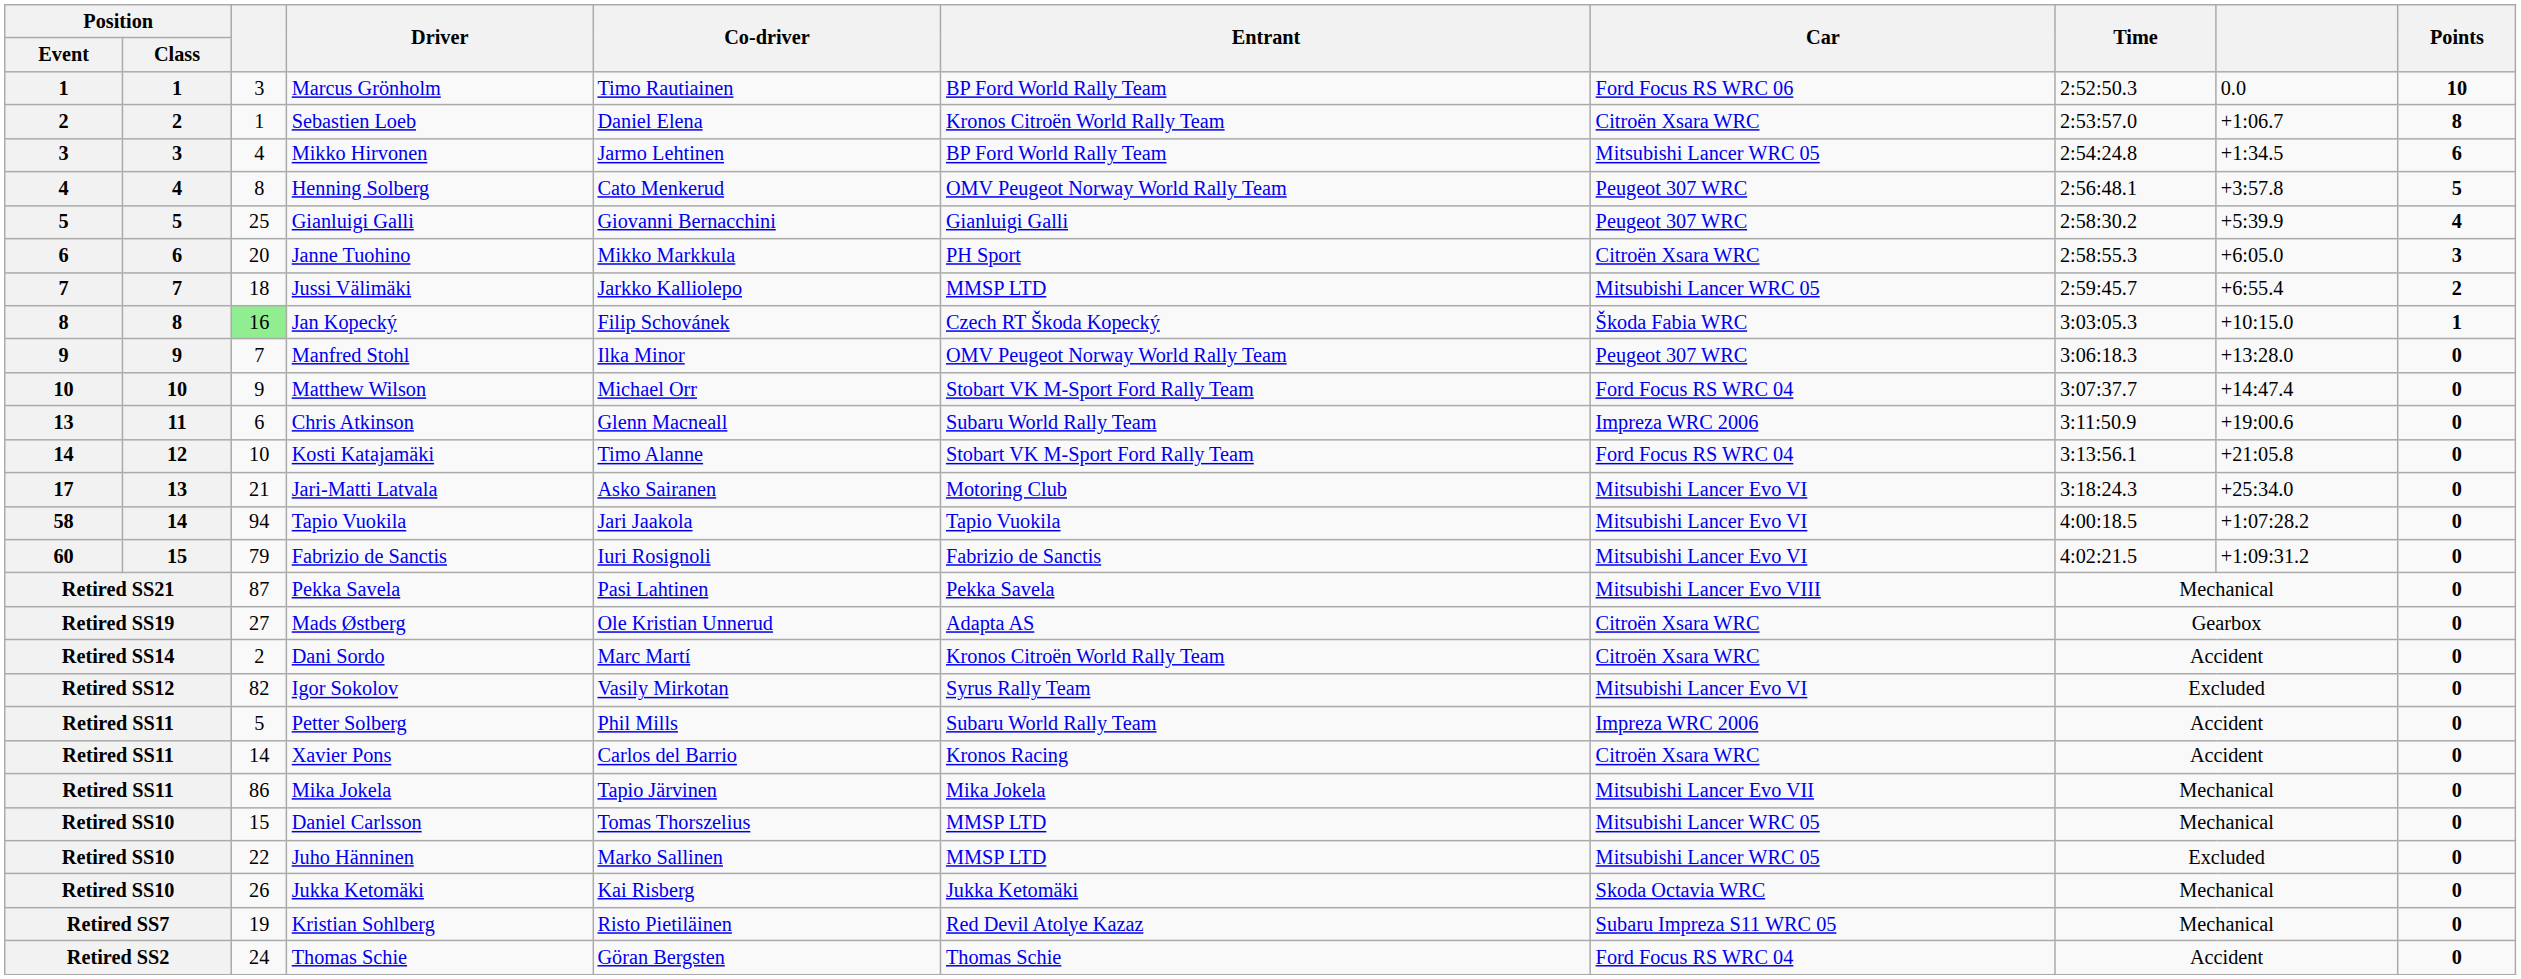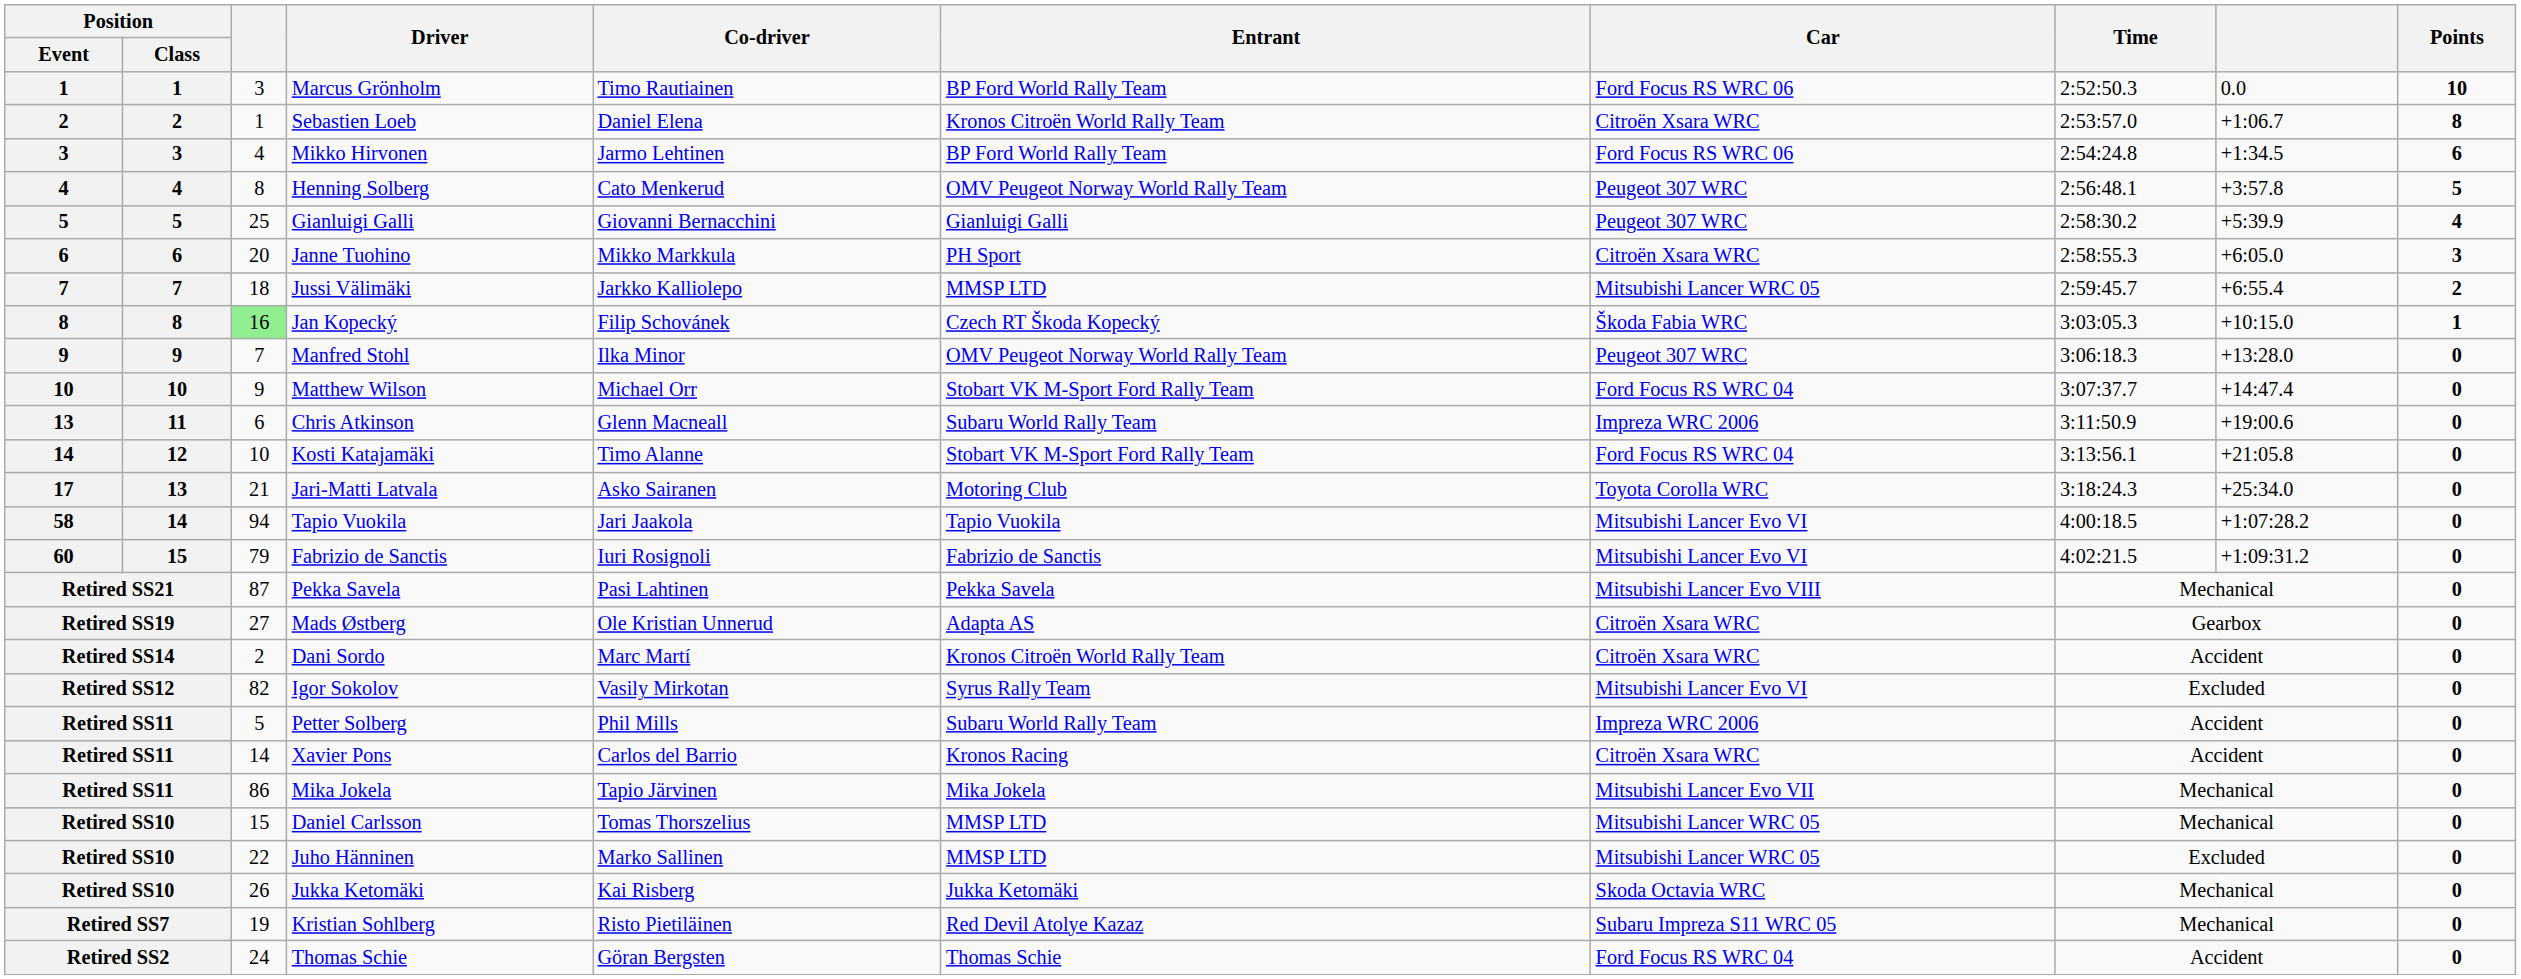(1708, 154) Mitsubishi Lancer WRC 05 -> (1694, 154) Ford Focus RS WRC 06
(1701, 488) Mitsubishi Lancer Evo VI -> (1682, 488) Toyota Corolla WRC
